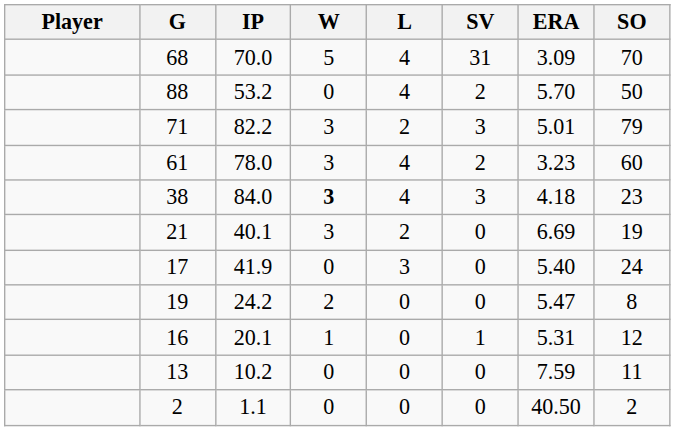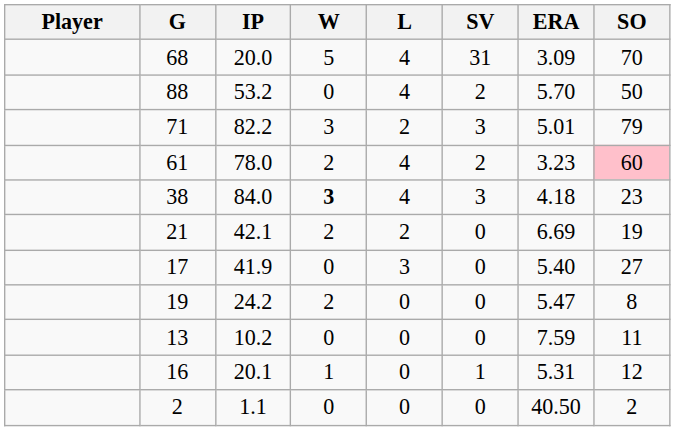(253, 57) 70.0 -> (253, 57) 20.0
(329, 162) 3 -> (329, 162) 2
(632, 162) no background -> (632, 162) pink background
(253, 232) 40.1 -> (253, 232) 42.1
(329, 232) 3 -> (329, 232) 2
(632, 267) 24 -> (632, 267) 27
rows swapped: (177, 337) <-> (177, 372)
